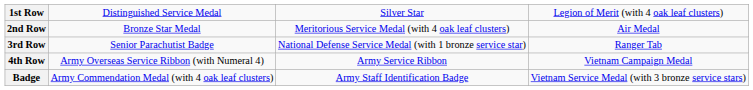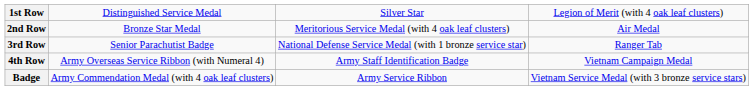(402, 61) Army Service Ribbon -> (402, 61) Army Staff Identification Badge
(402, 77) Army Staff Identification Badge -> (402, 77) Army Service Ribbon
